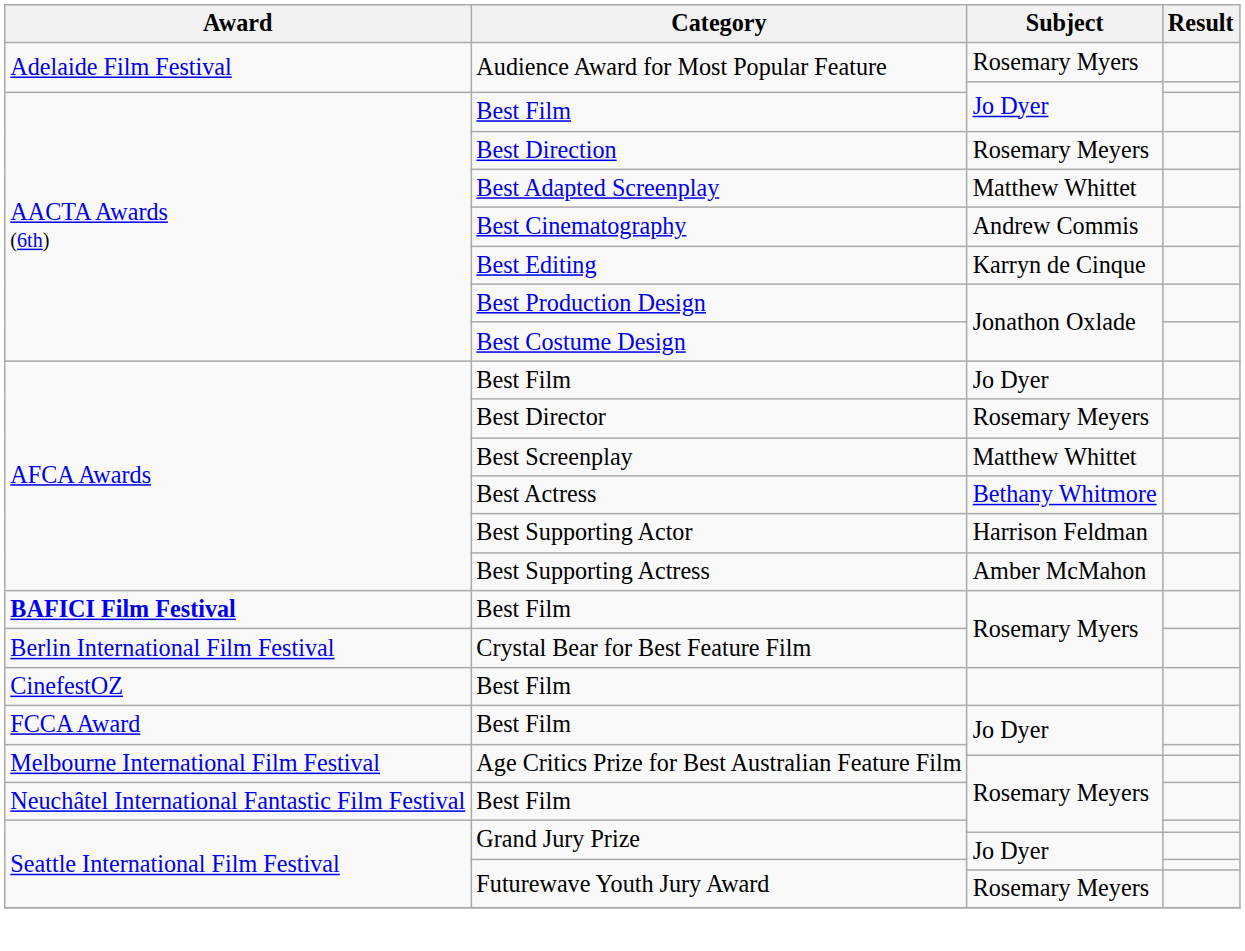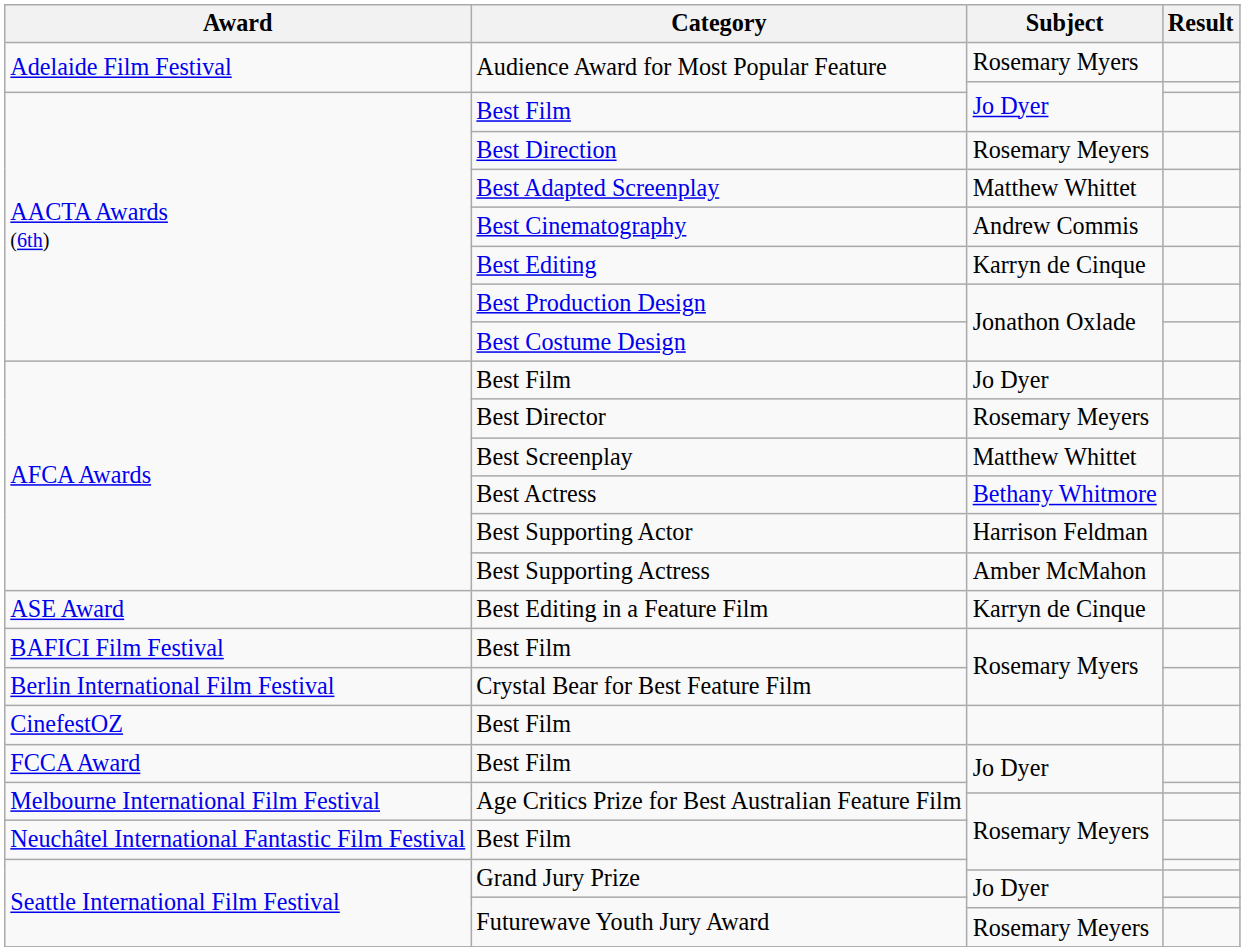+ row: (622, 609)
(123, 609) bold -> (117, 647) normal
